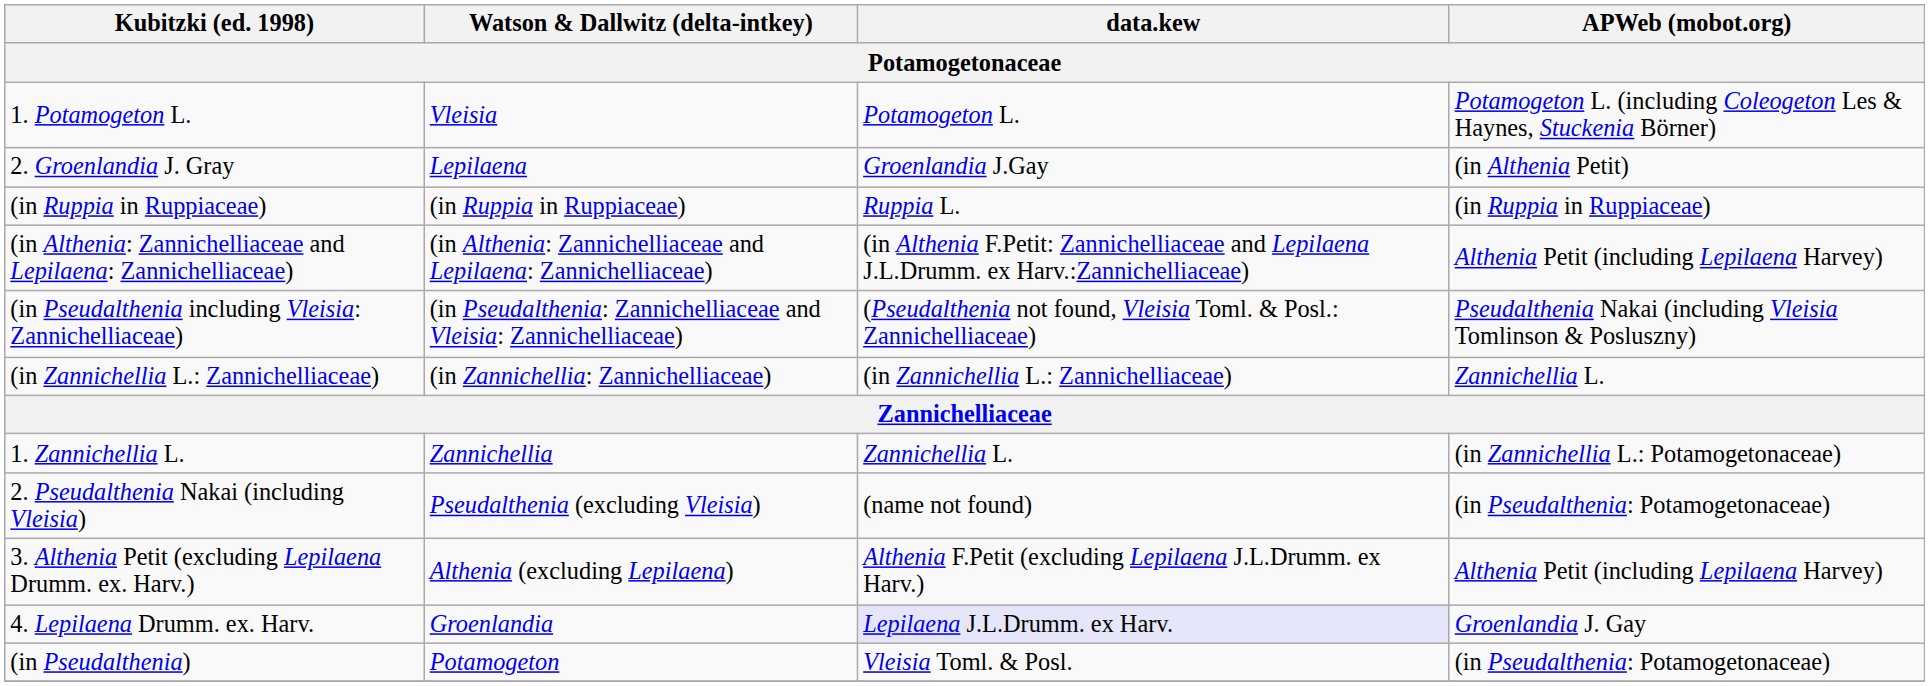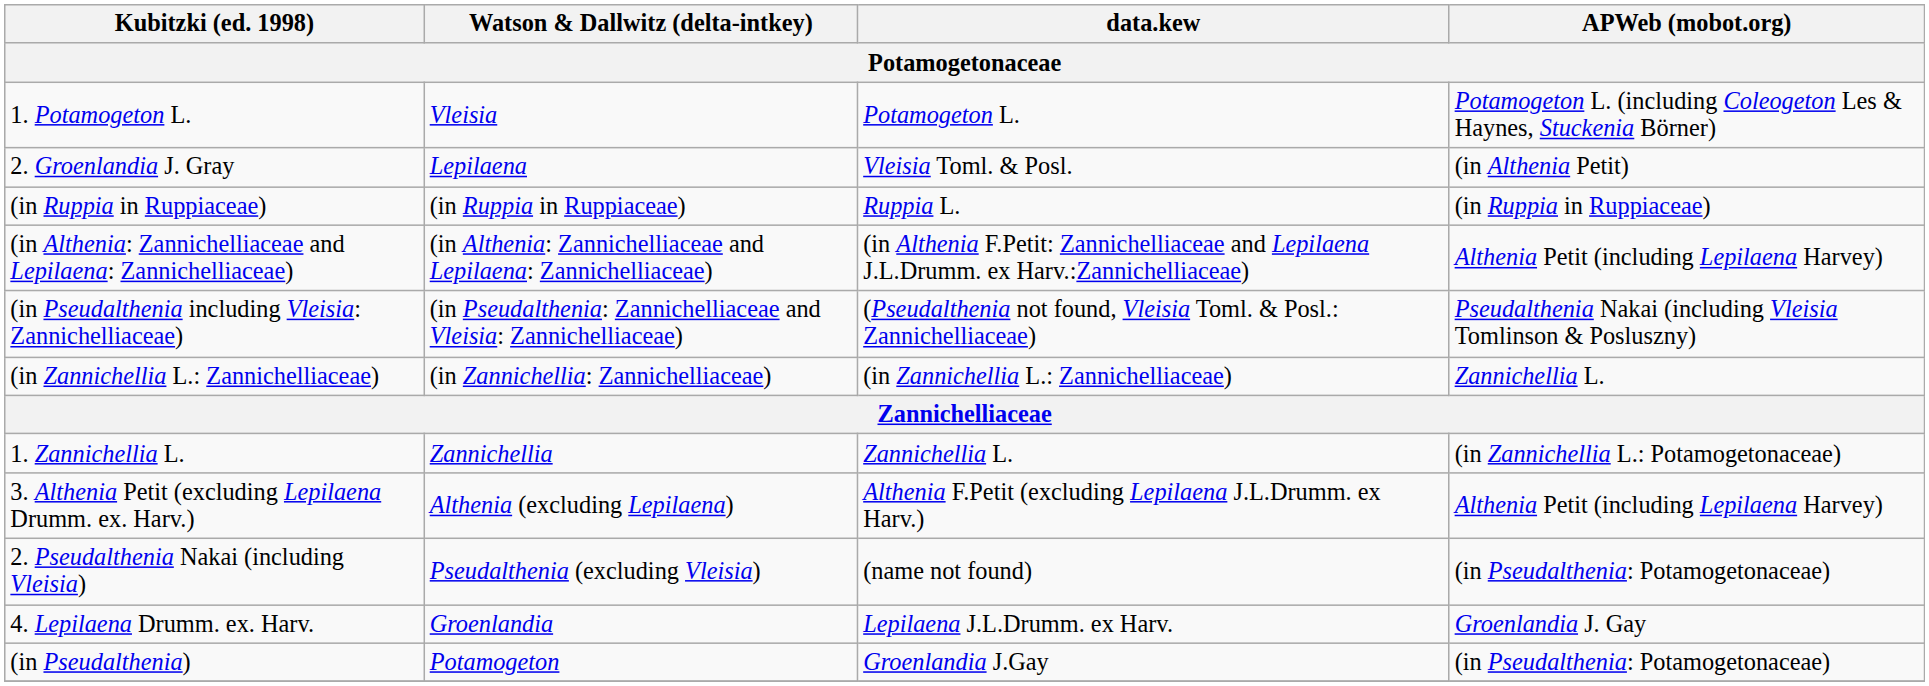(956, 166) Groenlandia J.Gay -> (968, 166) Vleisia Toml. & Posl.
rows swapped: (177, 505) <-> (196, 571)
(1018, 623) lavender background -> (1018, 623) no background
(968, 661) Vleisia Toml. & Posl. -> (956, 661) Groenlandia J.Gay
